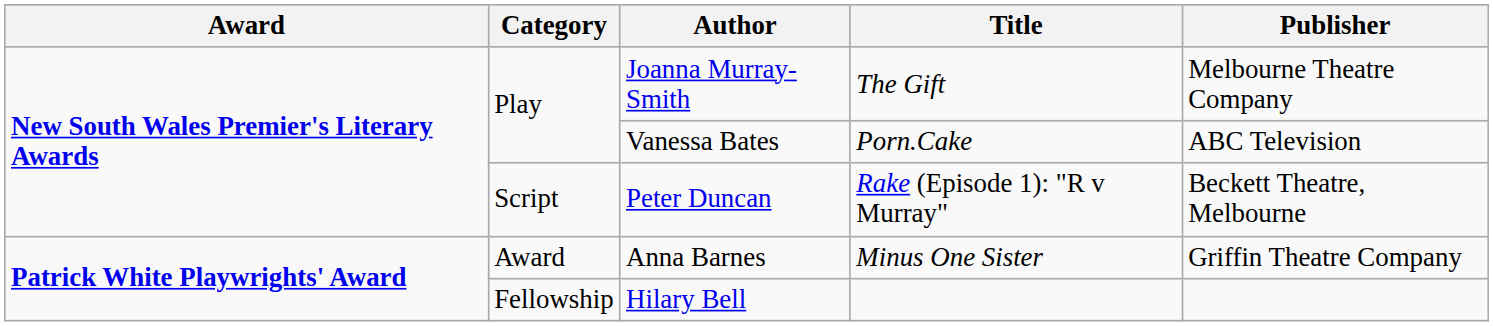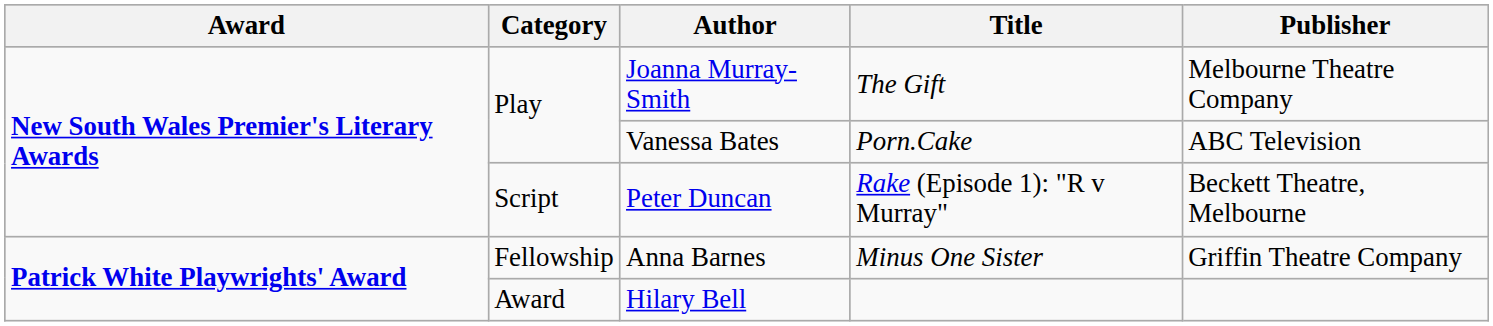(529, 256) Award -> (554, 256) Fellowship
(554, 299) Fellowship -> (529, 299) Award
